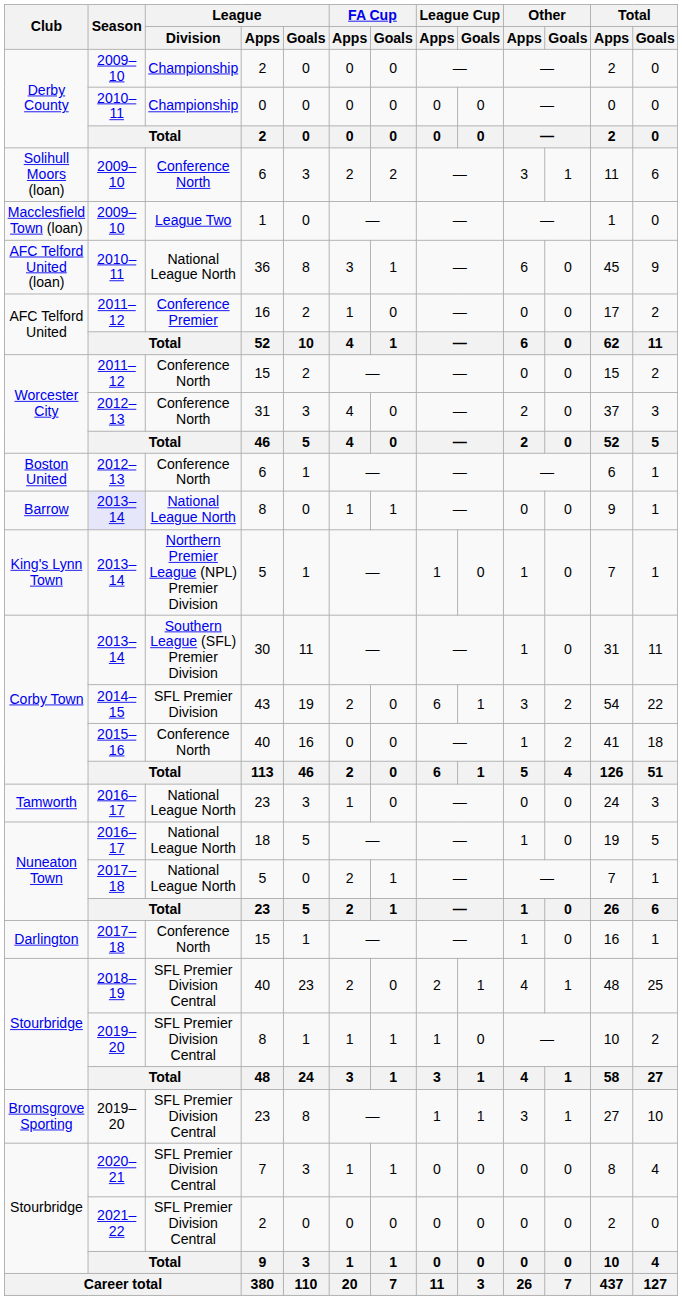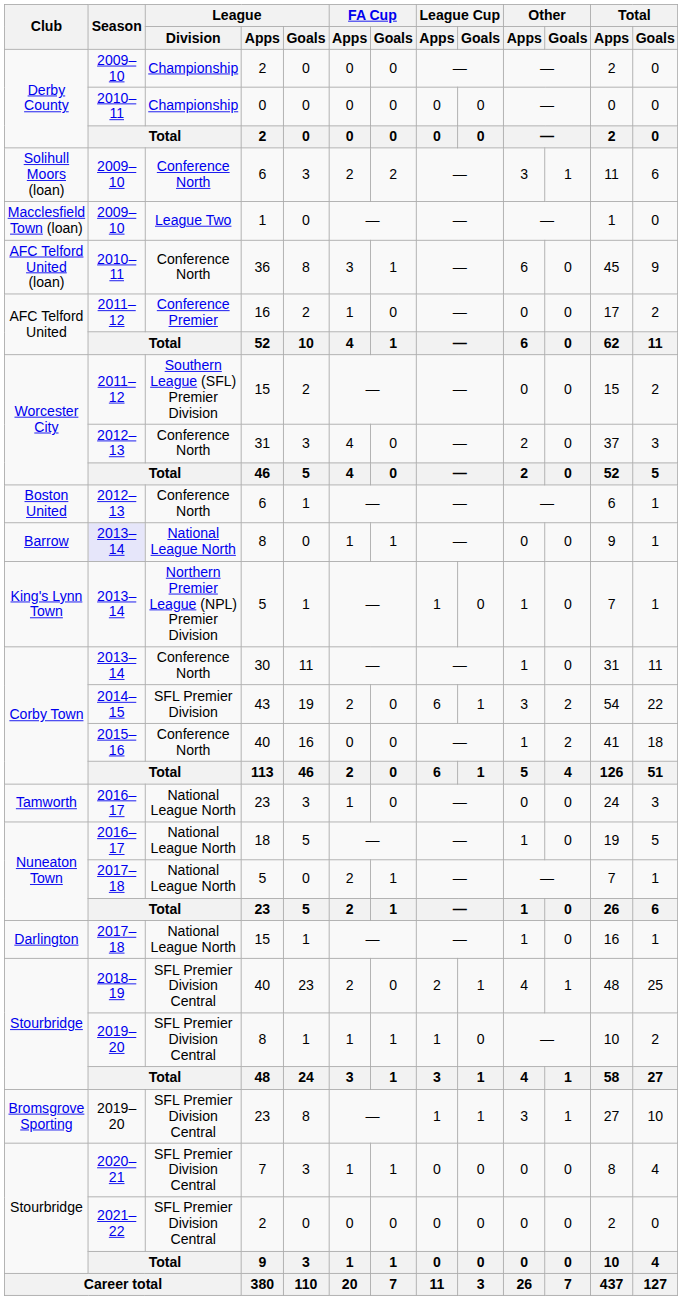(193, 267) National League North -> (193, 267) Conference North
(193, 373) Conference North -> (193, 389) Southern League (SFL) Premier Division
(193, 650) Southern League (SFL) Premier Division -> (193, 665) Conference North
(193, 939) Conference North -> (193, 939) National League North
